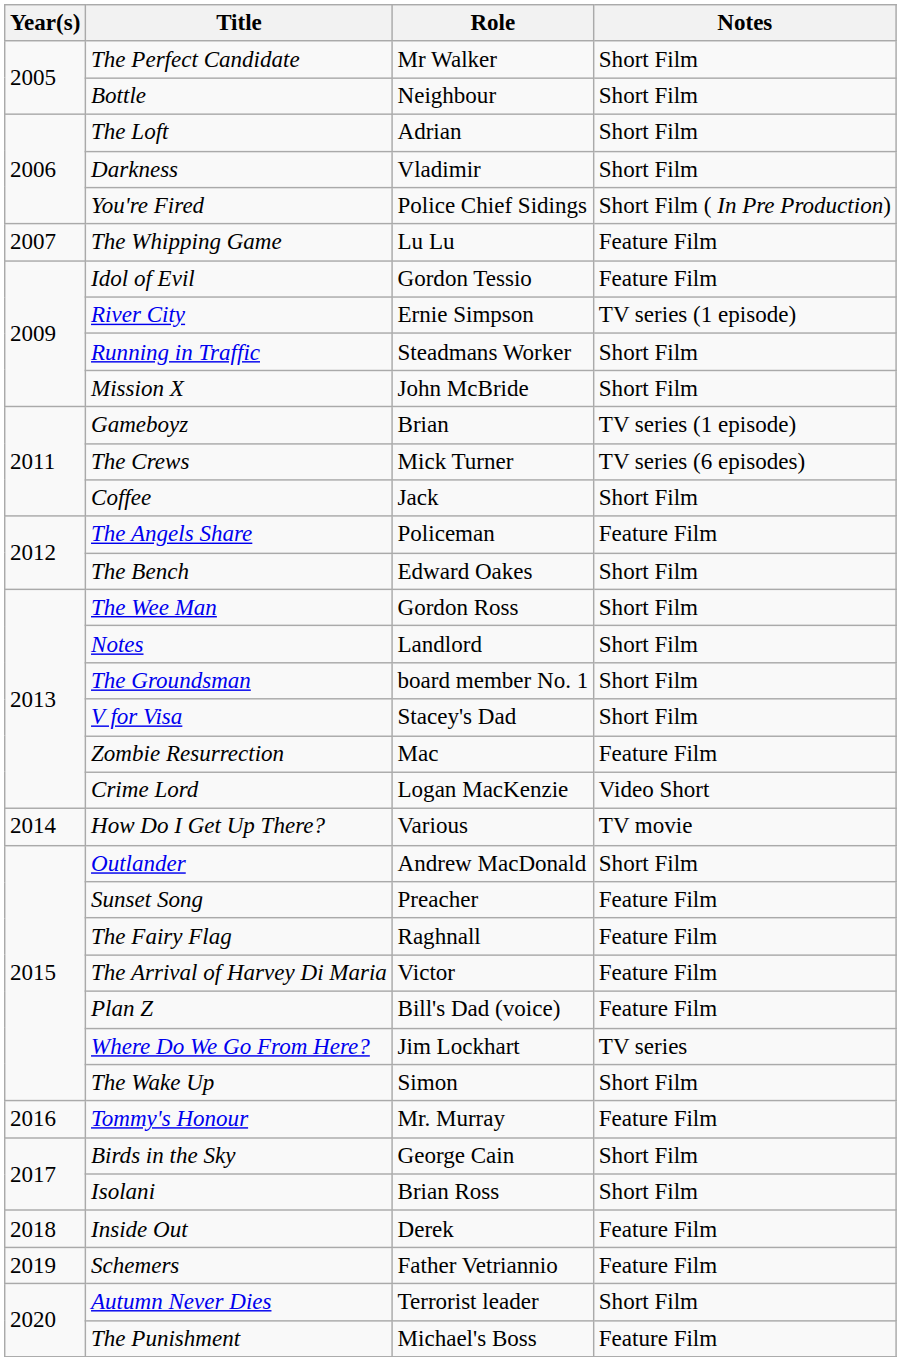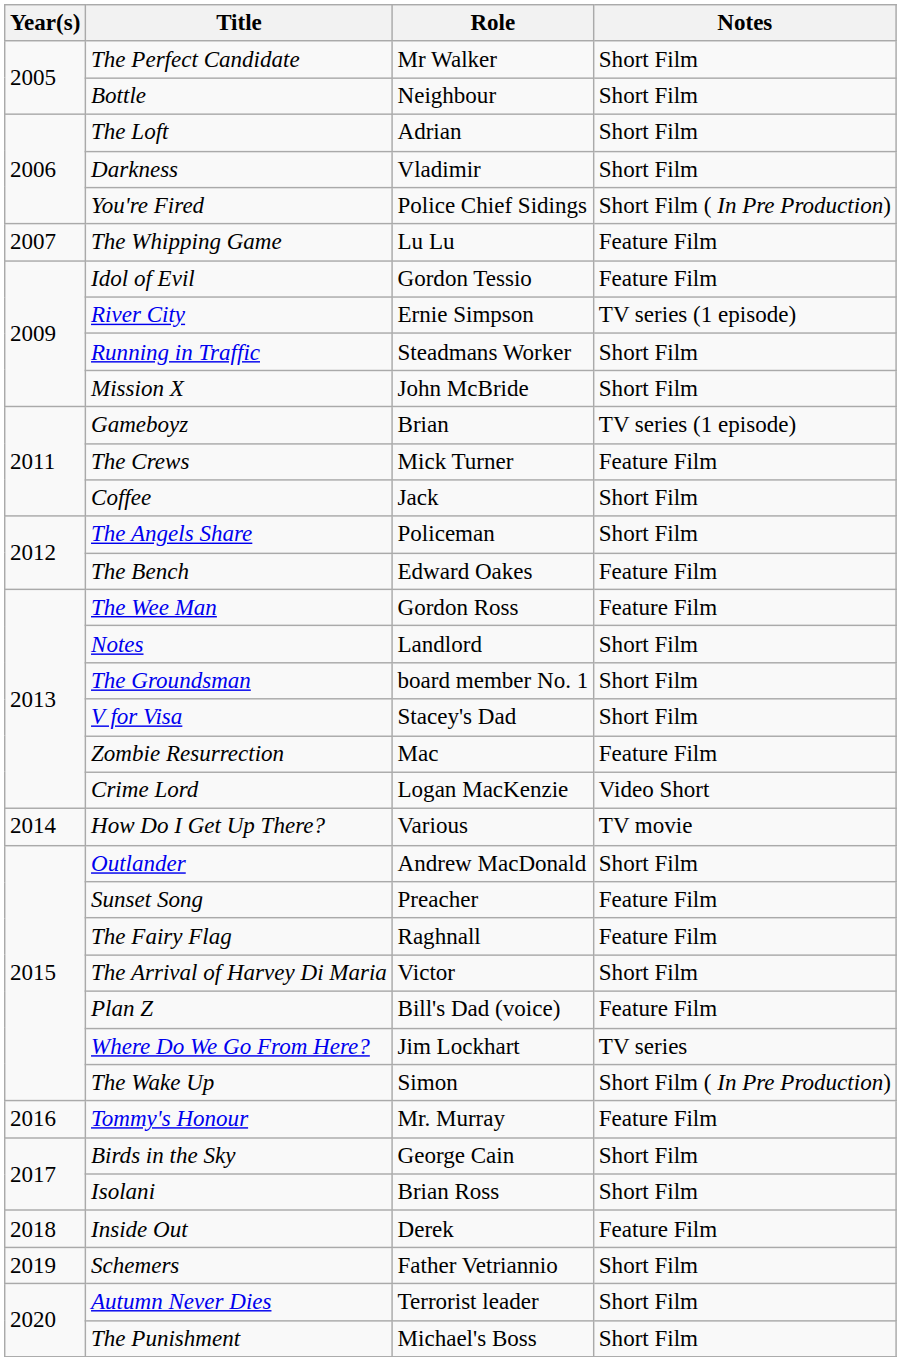(702, 461) TV series (6 episodes) -> (658, 461) Feature Film
(658, 534) Feature Film -> (648, 534) Short Film
(648, 570) Short Film -> (658, 570) Feature Film
(648, 607) Short Film -> (658, 607) Feature Film
(658, 972) Feature Film -> (648, 972) Short Film
(648, 1082) Short Film -> (745, 1082) Short Film ( In Pre Production)
(658, 1265) Feature Film -> (648, 1265) Short Film
(658, 1338) Feature Film -> (648, 1338) Short Film
